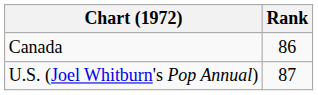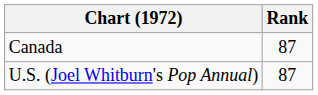(287, 47) 86 -> (287, 47) 87
